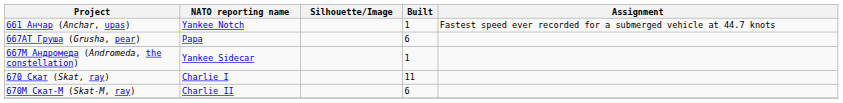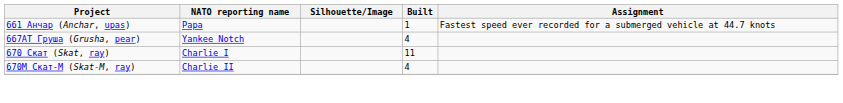(213, 25) Yankee Notch -> (192, 25) Papa
(192, 39) Papa -> (213, 39) Yankee Notch
(407, 39) 6 -> (407, 39) 4
- row: (84, 58)
(407, 91) 6 -> (407, 67) 4
